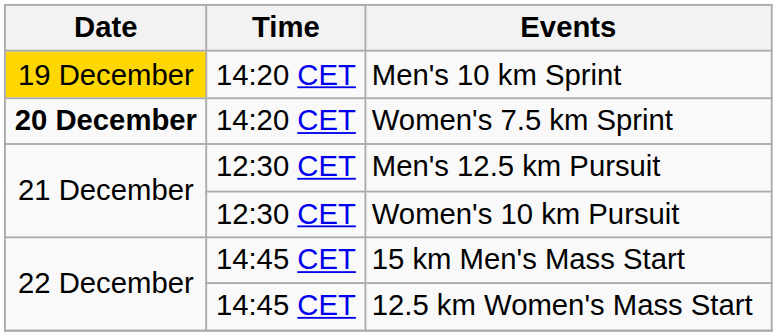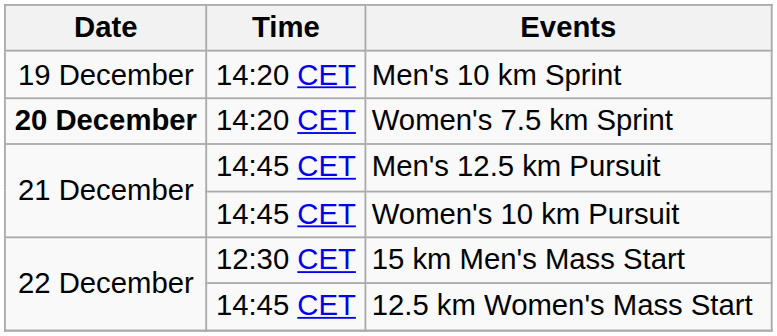(106, 74) gold background -> (106, 74) no background
(286, 167) 12:30 CET -> (286, 167) 14:45 CET
(286, 213) 12:30 CET -> (286, 213) 14:45 CET
(286, 259) 14:45 CET -> (286, 259) 12:30 CET
